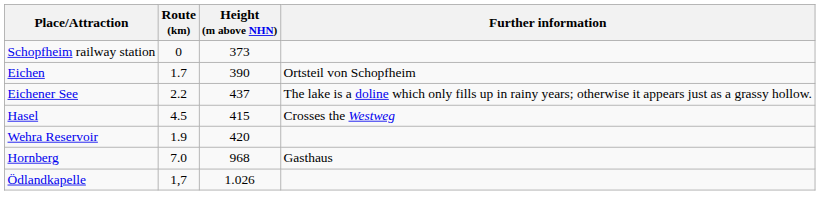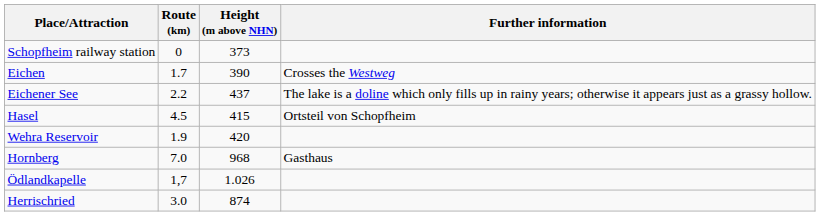(350, 72) Ortsteil von Schopfheim -> (339, 72) Crosses the Westweg
(339, 115) Crosses the Westweg -> (350, 115) Ortsteil von Schopfheim
+ row: (41, 200)
